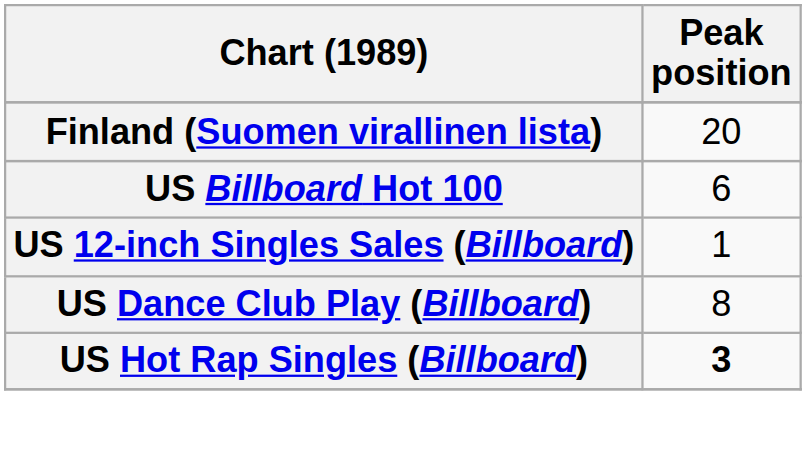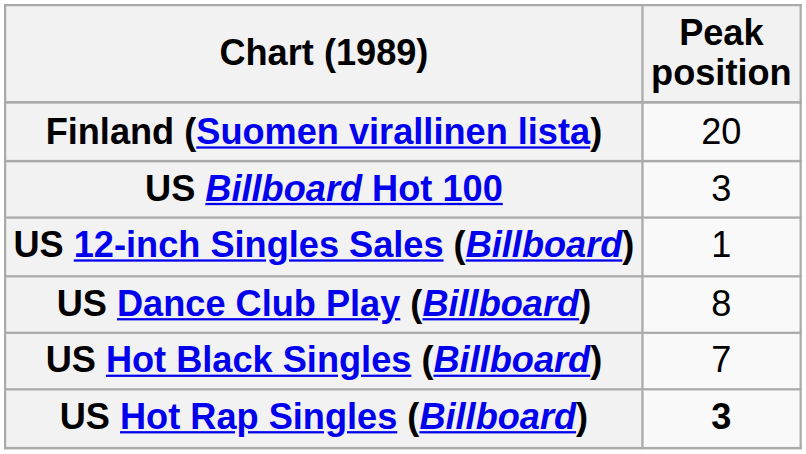(721, 188) 6 -> (721, 188) 3
+ row: (324, 360)
